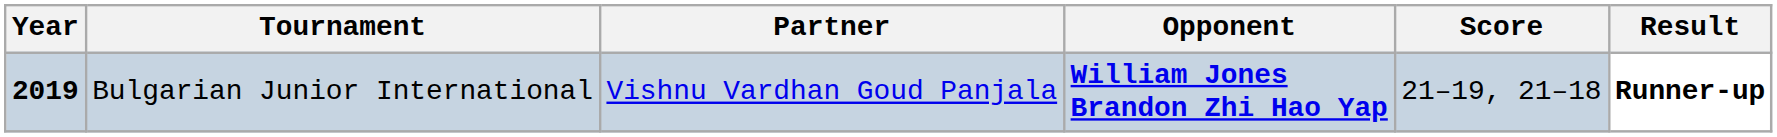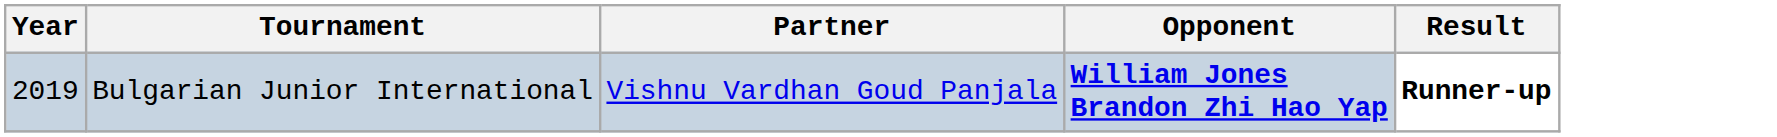- column: (1501, 28)
(45, 92) bold -> (45, 92) normal
